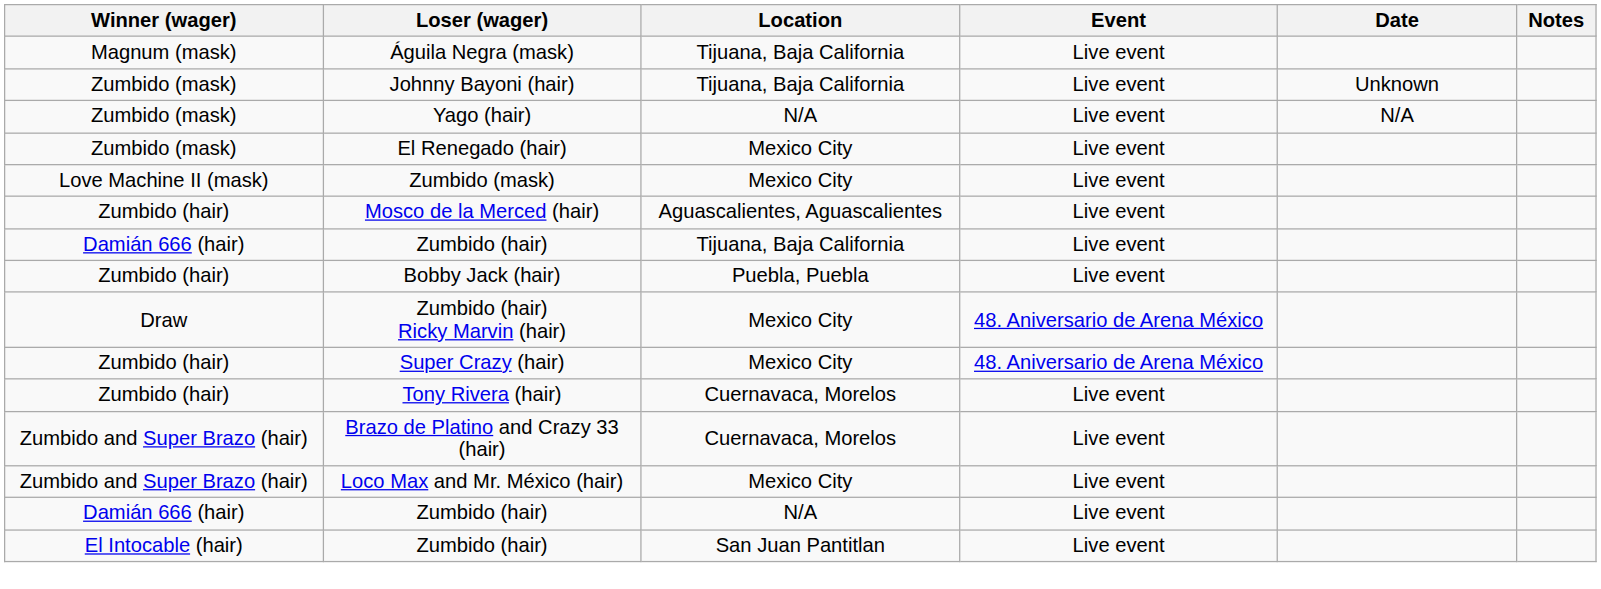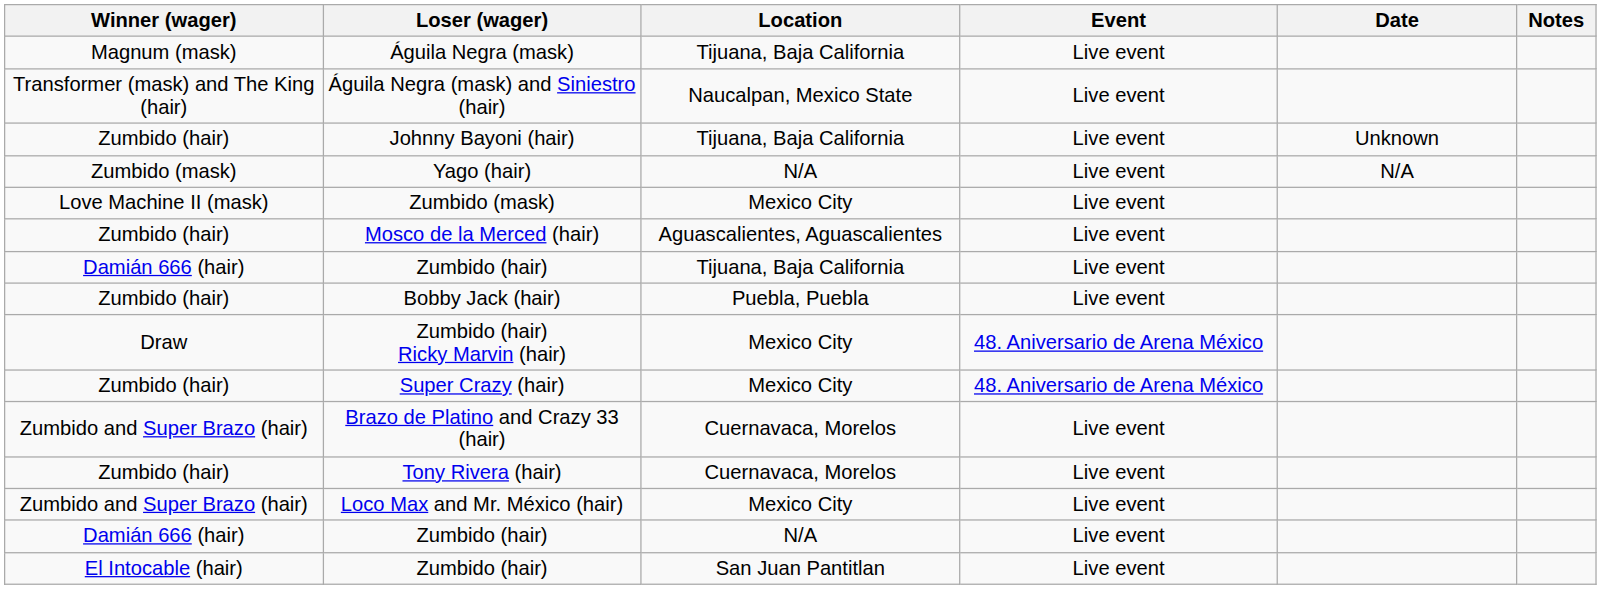+ row: (482, 95)
(164, 84) Zumbido (mask) -> (164, 139) Zumbido (hair)
- row: (482, 148)
rows swapped: (482, 438) <-> (482, 394)
